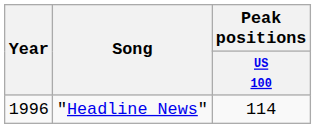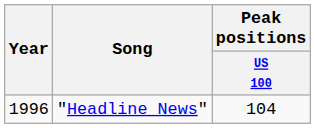(261, 109) 114 -> (261, 109) 104
